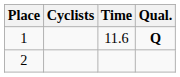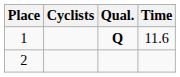columns swapped: (116, 15) <-> (156, 15)
